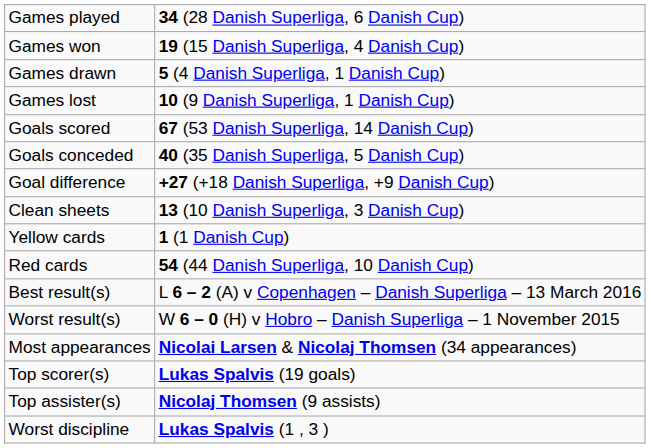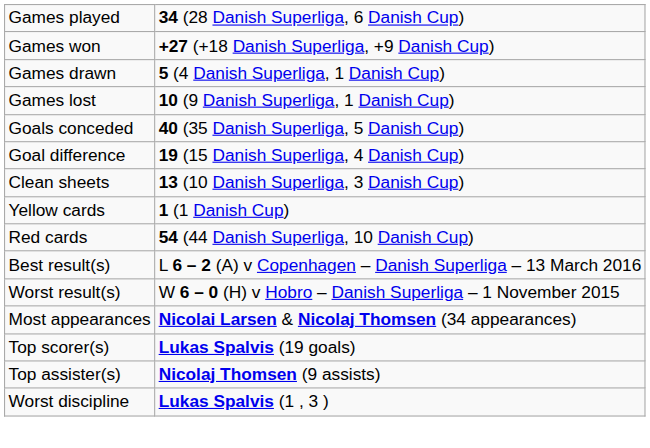(311, 45) 19 (15 Danish Superliga, 4 Danish Cup) -> (327, 45) +27 (+18 Danish Superliga, +9 Danish Cup)
- row: (59, 127)
(327, 182) +27 (+18 Danish Superliga, +9 Danish Cup) -> (311, 155) 19 (15 Danish Superliga, 4 Danish Cup)
